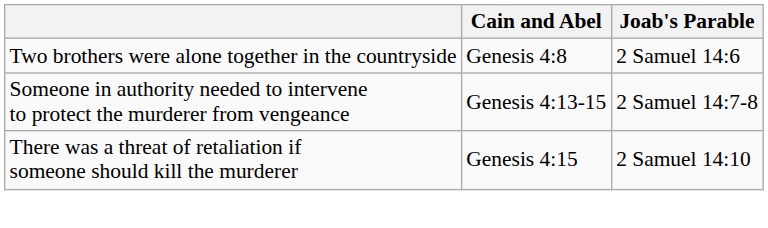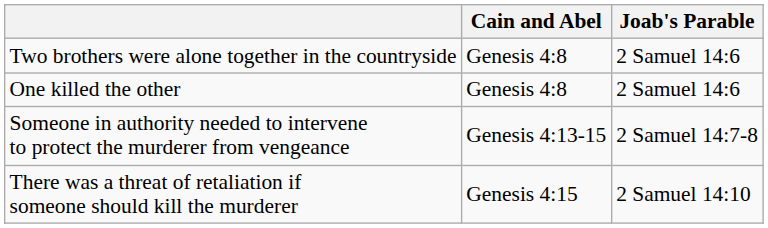+ row: (95, 89)
